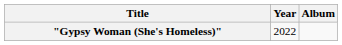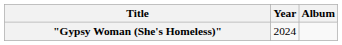(285, 31) 2022 -> (285, 31) 2024
